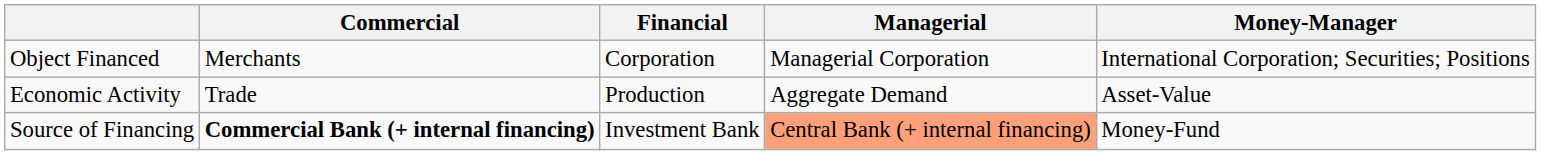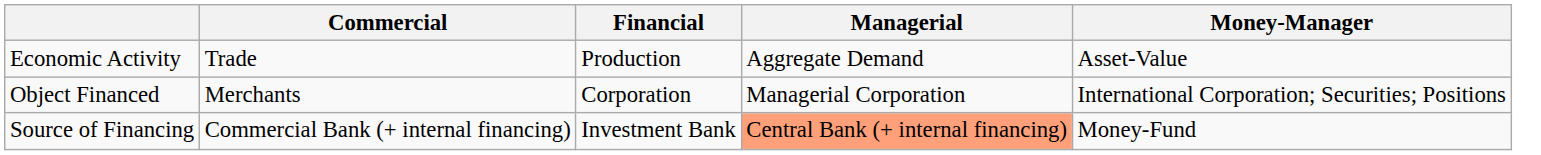rows swapped: (95, 94) <-> (85, 58)
(400, 130) bold -> (388, 130) normal
